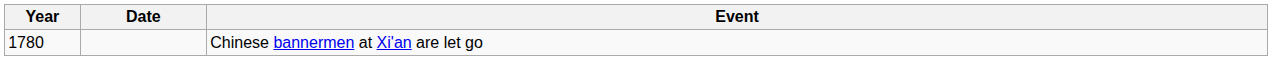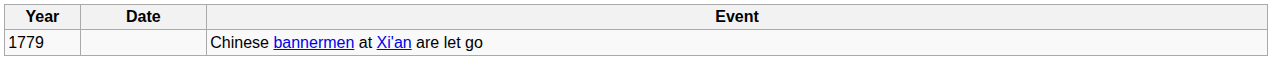(26, 42) 1780 -> (26, 42) 1779
